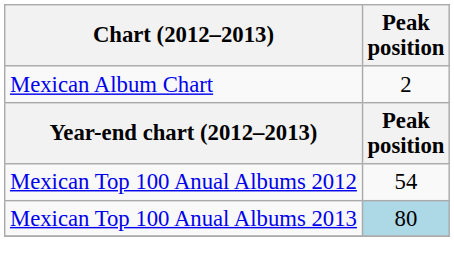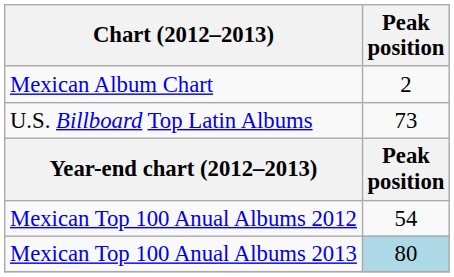+ row: (161, 120)
